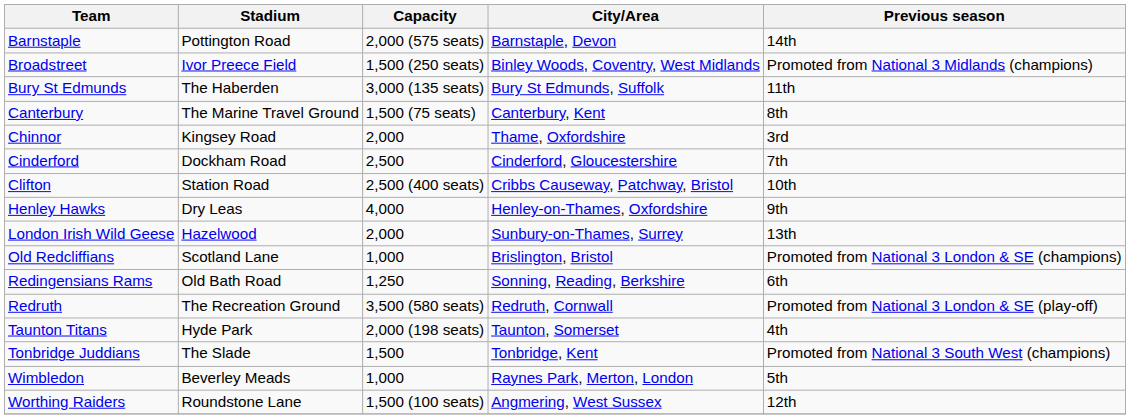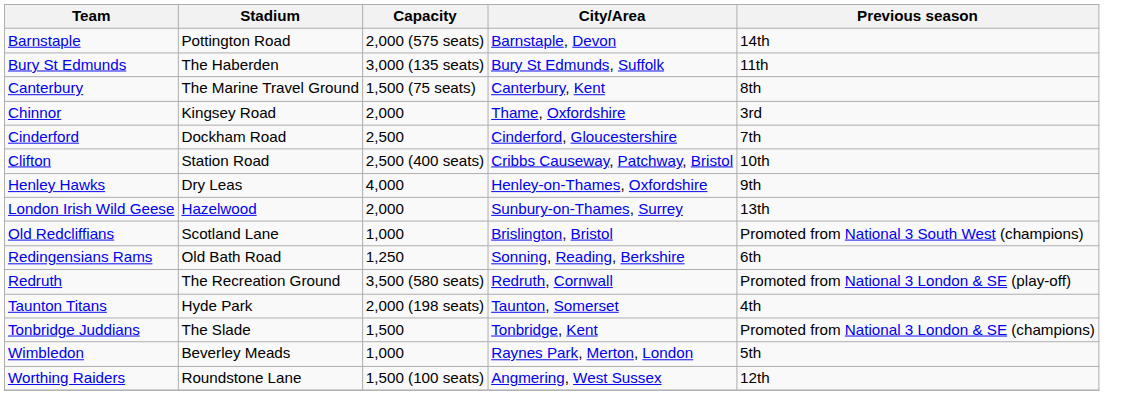- row: (47, 64)
(944, 257) Promoted from National 3 London & SE (champions) -> (912, 233) Promoted from National 3 South West (champions)
(939, 354) Promoted from National 3 South West (champions) -> (917, 329) Promoted from National 3 London & SE (champions)
